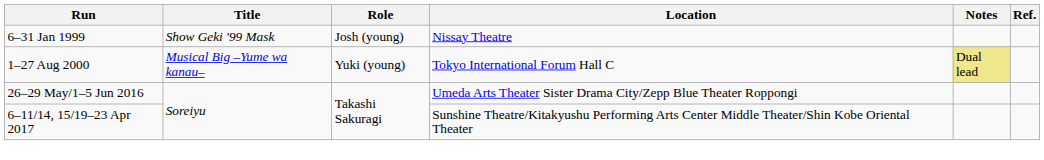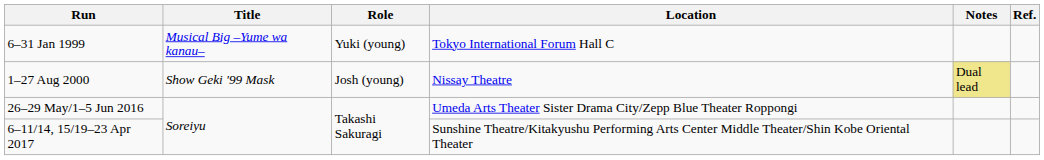(220, 36) Show Geki '99 Mask -> (226, 43) Musical Big –Yume wa kanau–
(369, 36) Josh (young) -> (370, 43) Yuki (young)
(472, 36) Nissay Theatre -> (523, 43) Tokyo International Forum Hall C
(226, 64) Musical Big –Yume wa kanau– -> (220, 79) Show Geki '99 Mask
(370, 64) Yuki (young) -> (369, 79) Josh (young)
(523, 64) Tokyo International Forum Hall C -> (472, 79) Nissay Theatre
